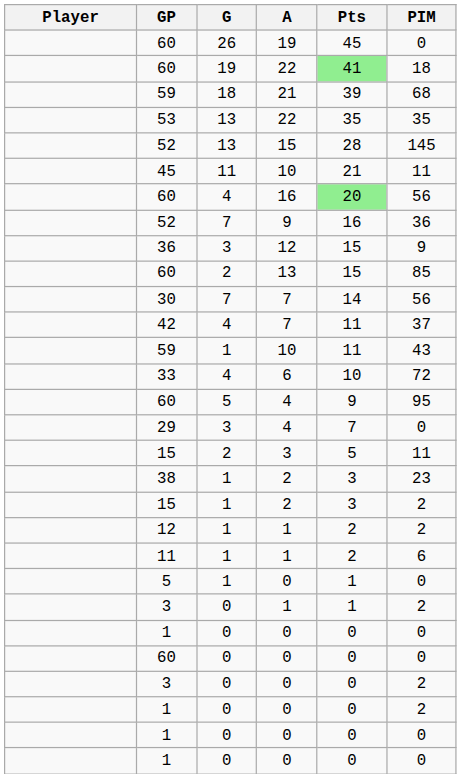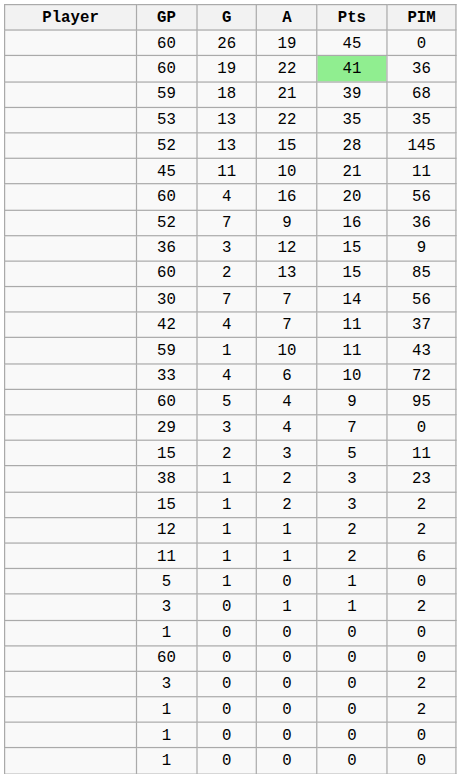(422, 69) 18 -> (422, 69) 36
(352, 197) lightgreen background -> (352, 197) no background
